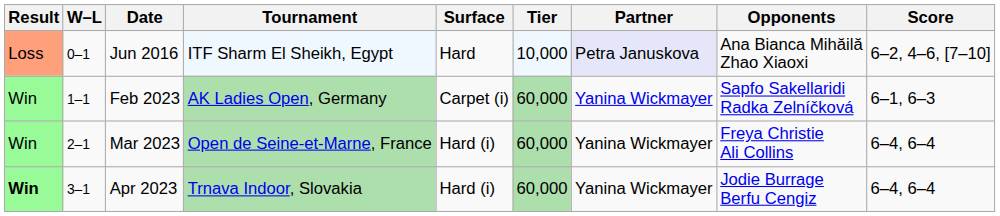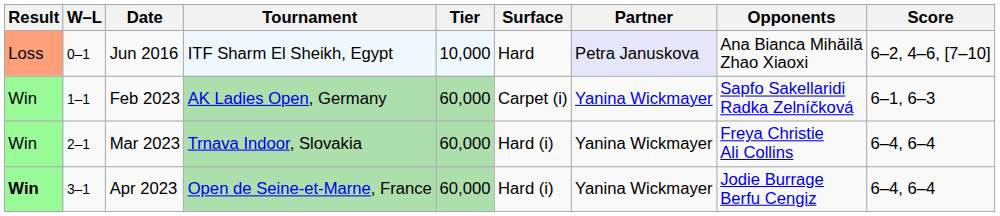columns swapped: (542, 17) <-> (474, 17)
(310, 143) Open de Seine-et-Marne, France -> (275, 143) Trnava Indoor, Slovakia
(275, 188) Trnava Indoor, Slovakia -> (310, 188) Open de Seine-et-Marne, France
